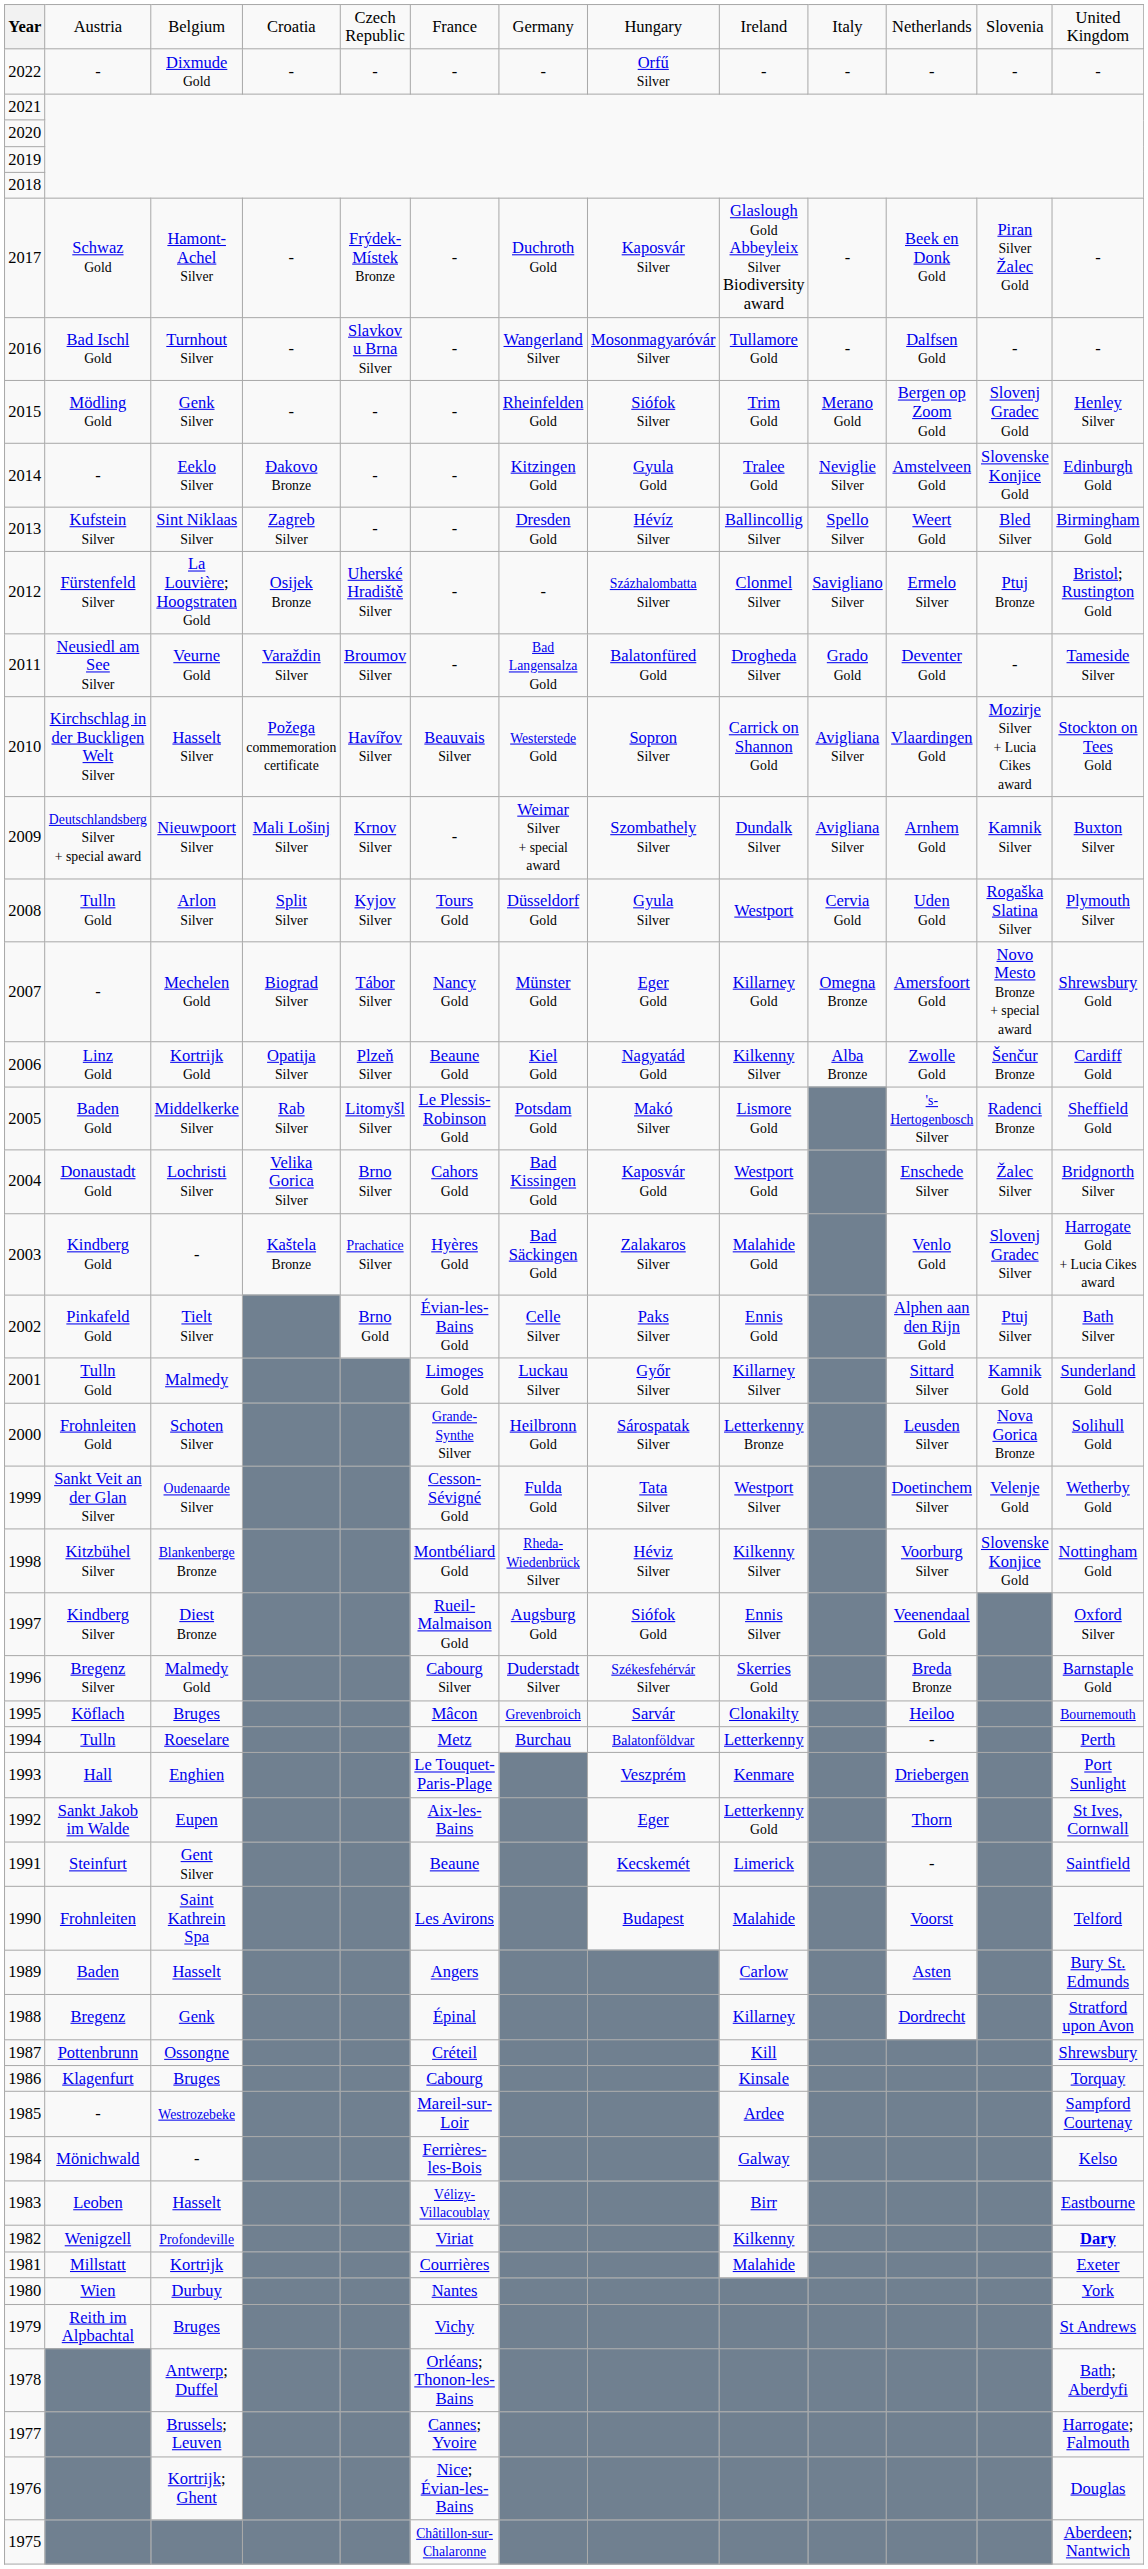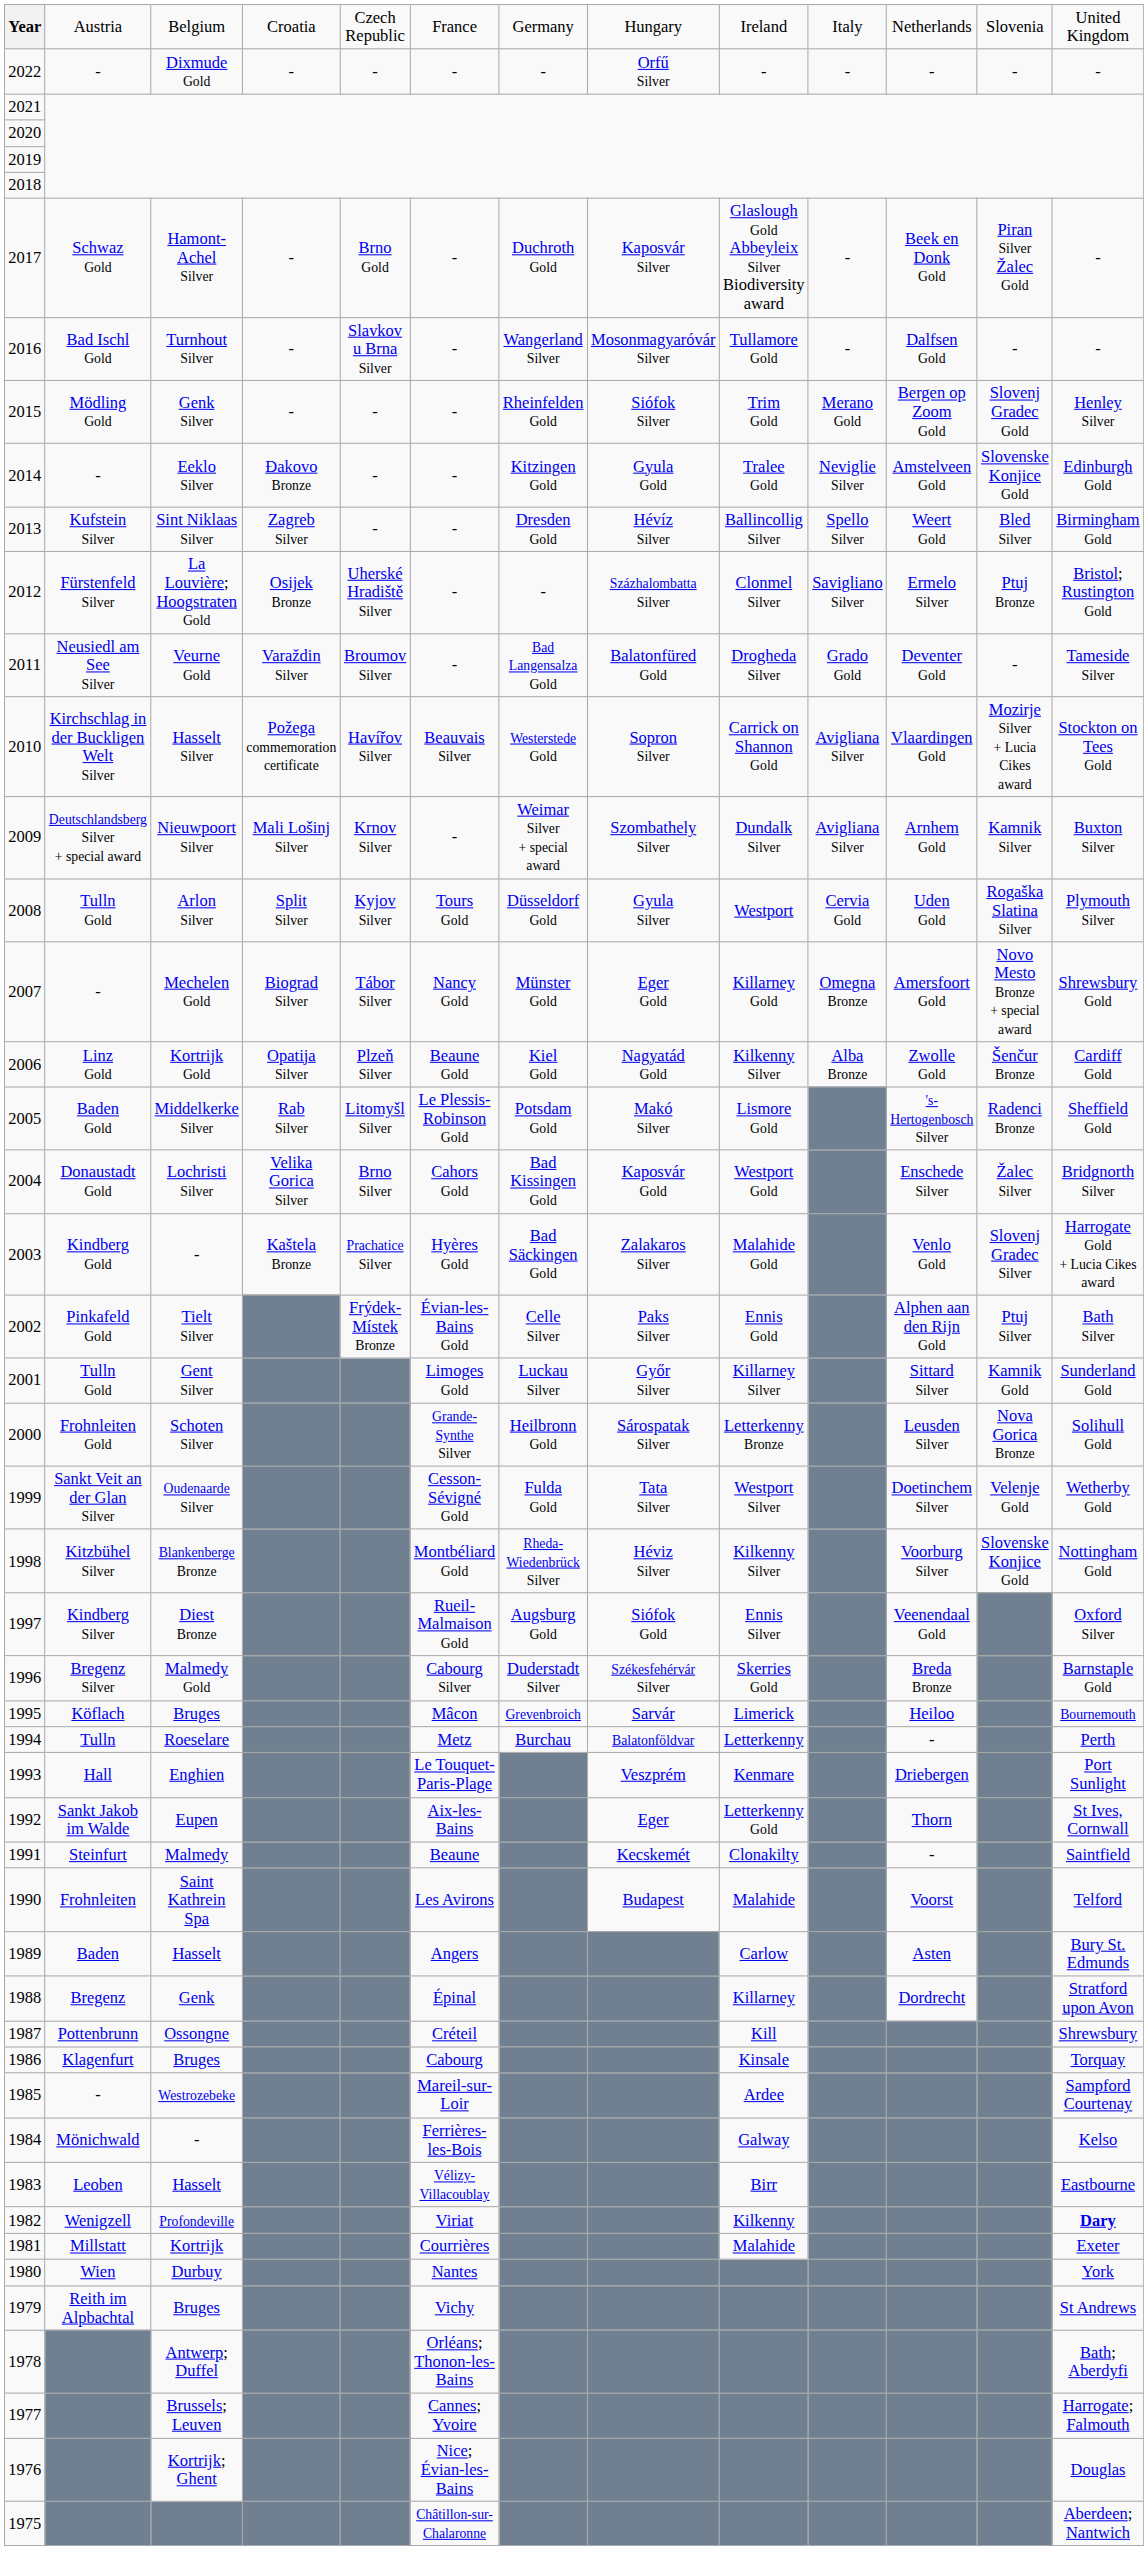(375, 257) Frýdek-Místek Bronze -> (375, 257) Brno Gold
(375, 1326) Brno Gold -> (375, 1326) Frýdek-Místek Bronze
(197, 1380) Malmedy -> (197, 1380) Gent Silver
(764, 1713) Clonakilty -> (764, 1713) Limerick
(197, 1864) Gent Silver -> (197, 1855) Malmedy
(764, 1864) Limerick -> (764, 1855) Clonakilty
